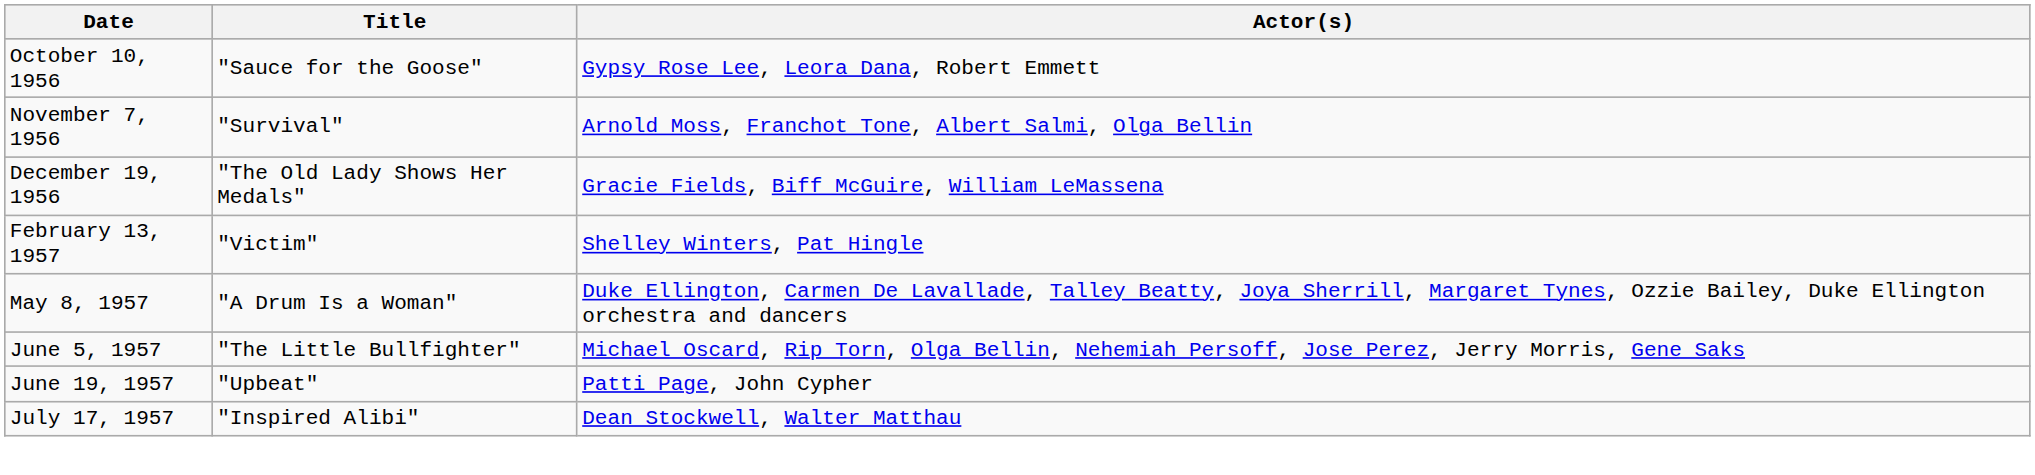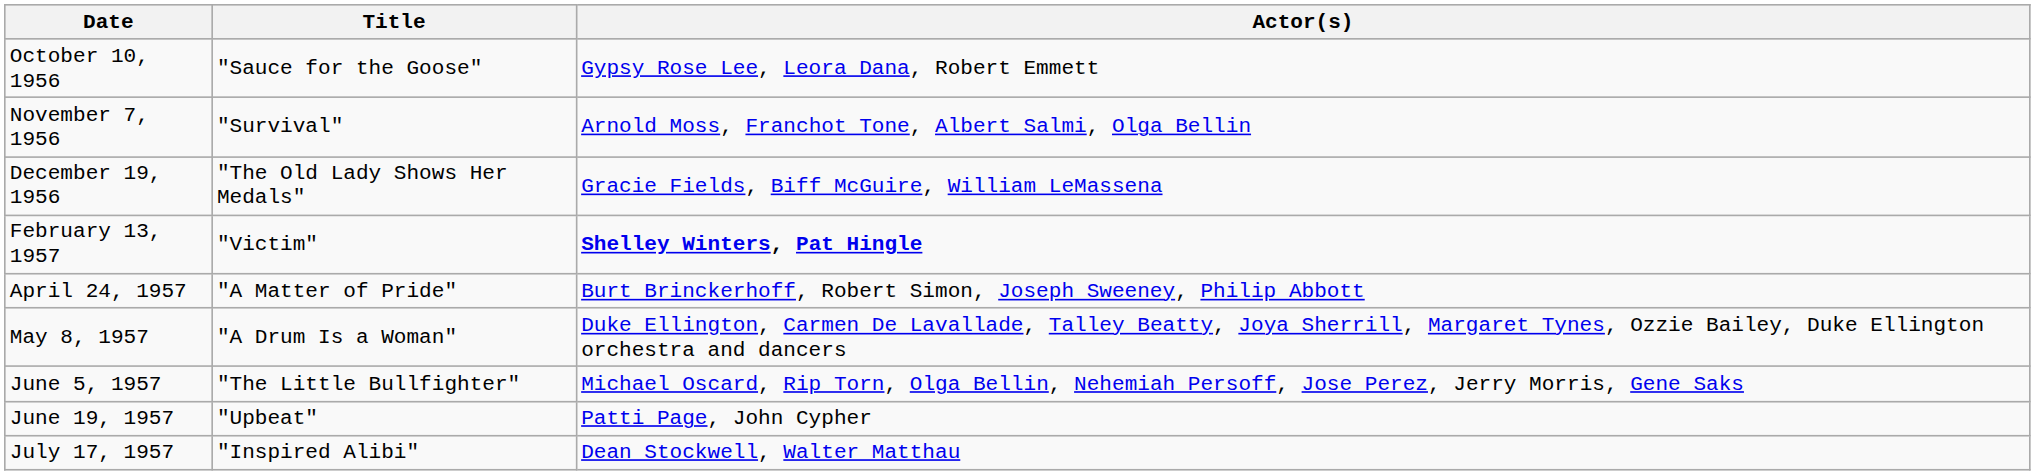(753, 244) normal -> (752, 244) bold
+ row: (98, 291)
